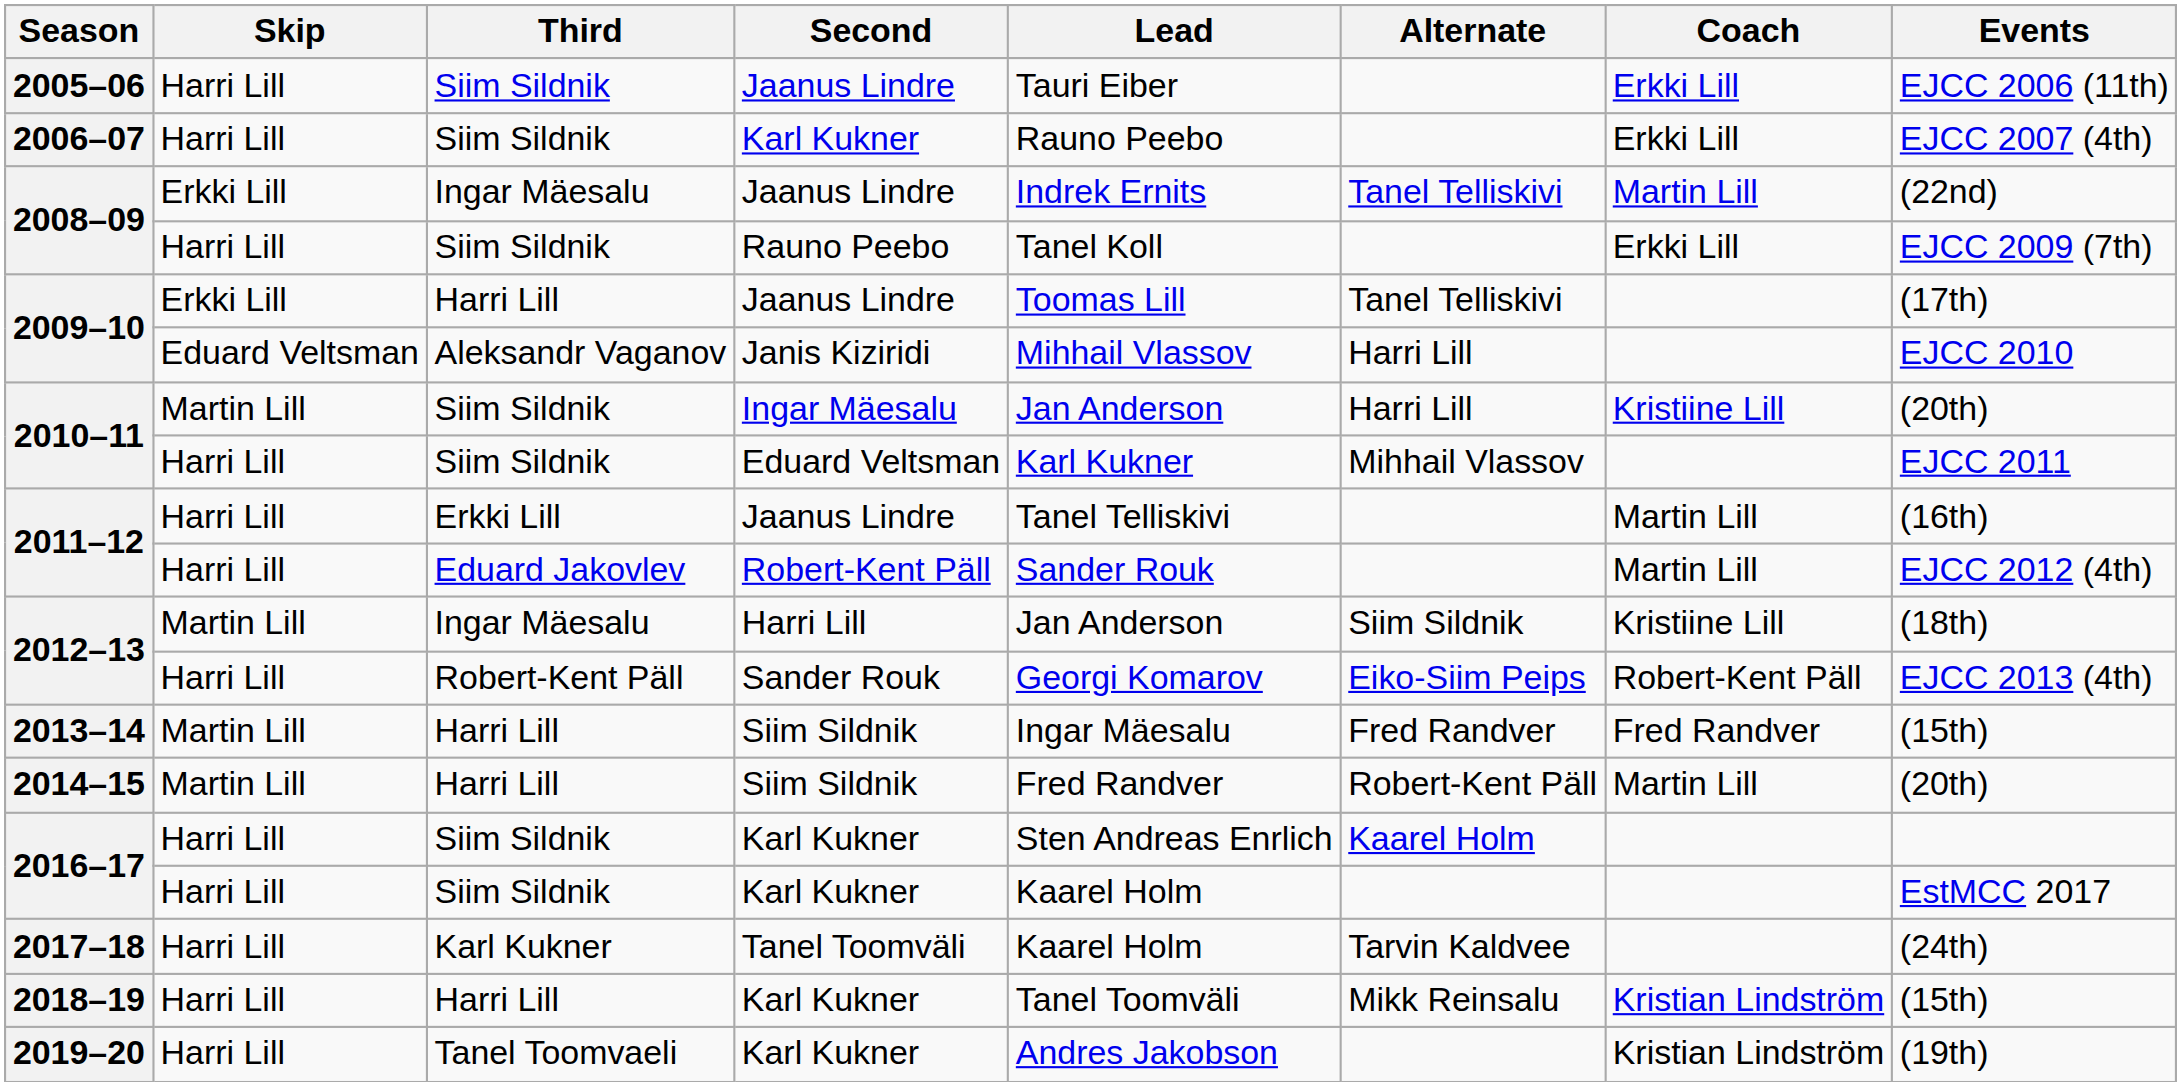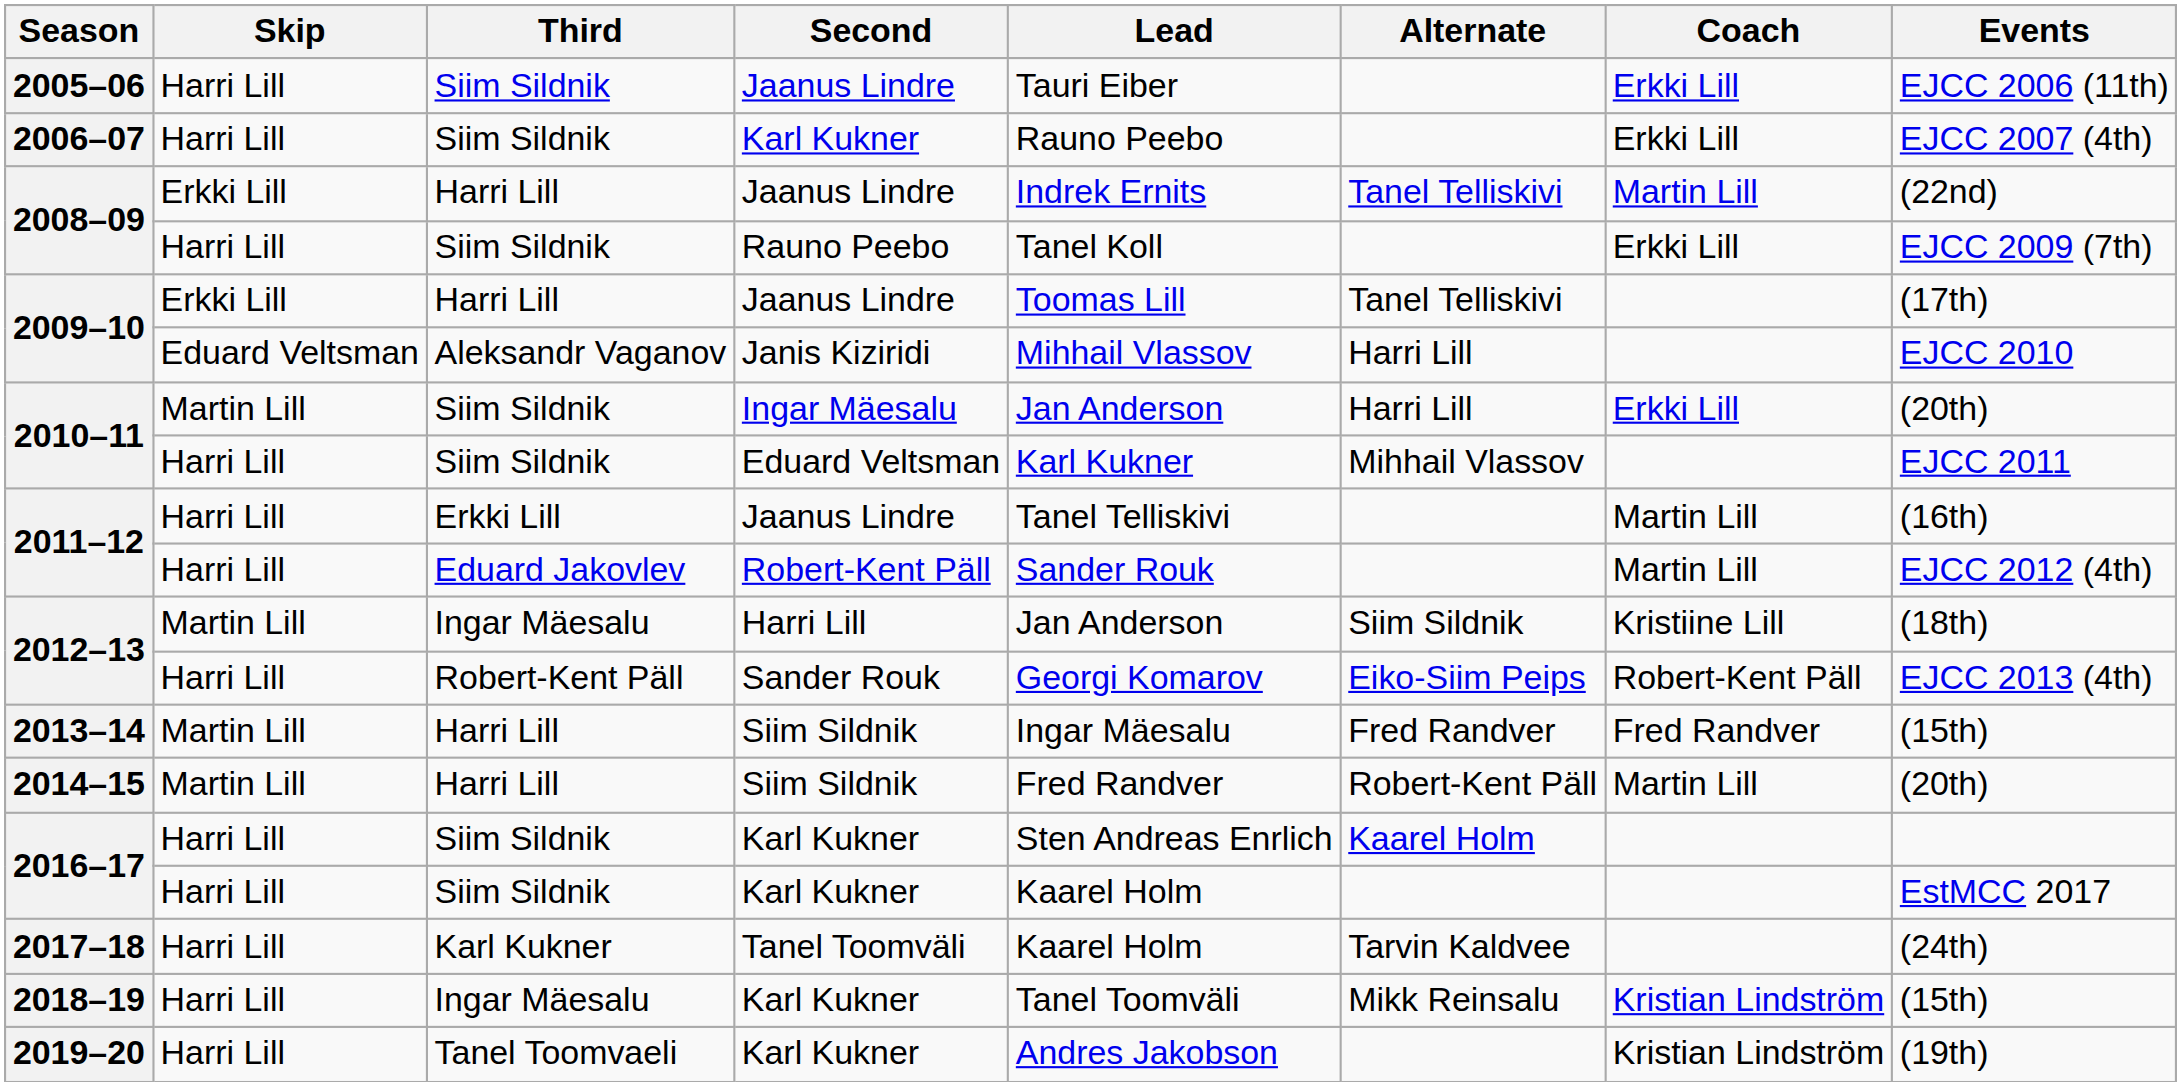(542, 192) Ingar Mäesalu -> (497, 192) Harri Lill
(1699, 407) Kristiine Lill -> (1676, 407) Erkki Lill
(497, 999) Harri Lill -> (542, 999) Ingar Mäesalu
